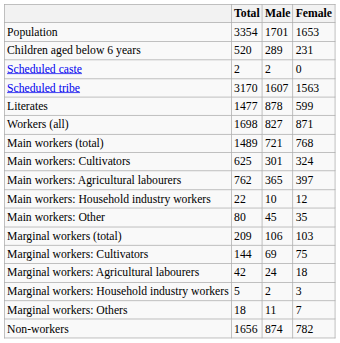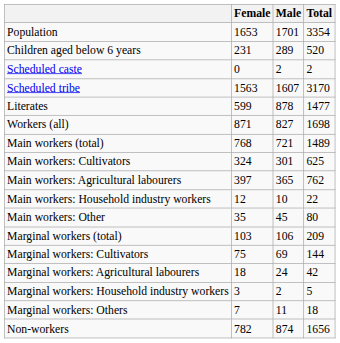columns swapped: (247, 13) <-> (314, 13)
